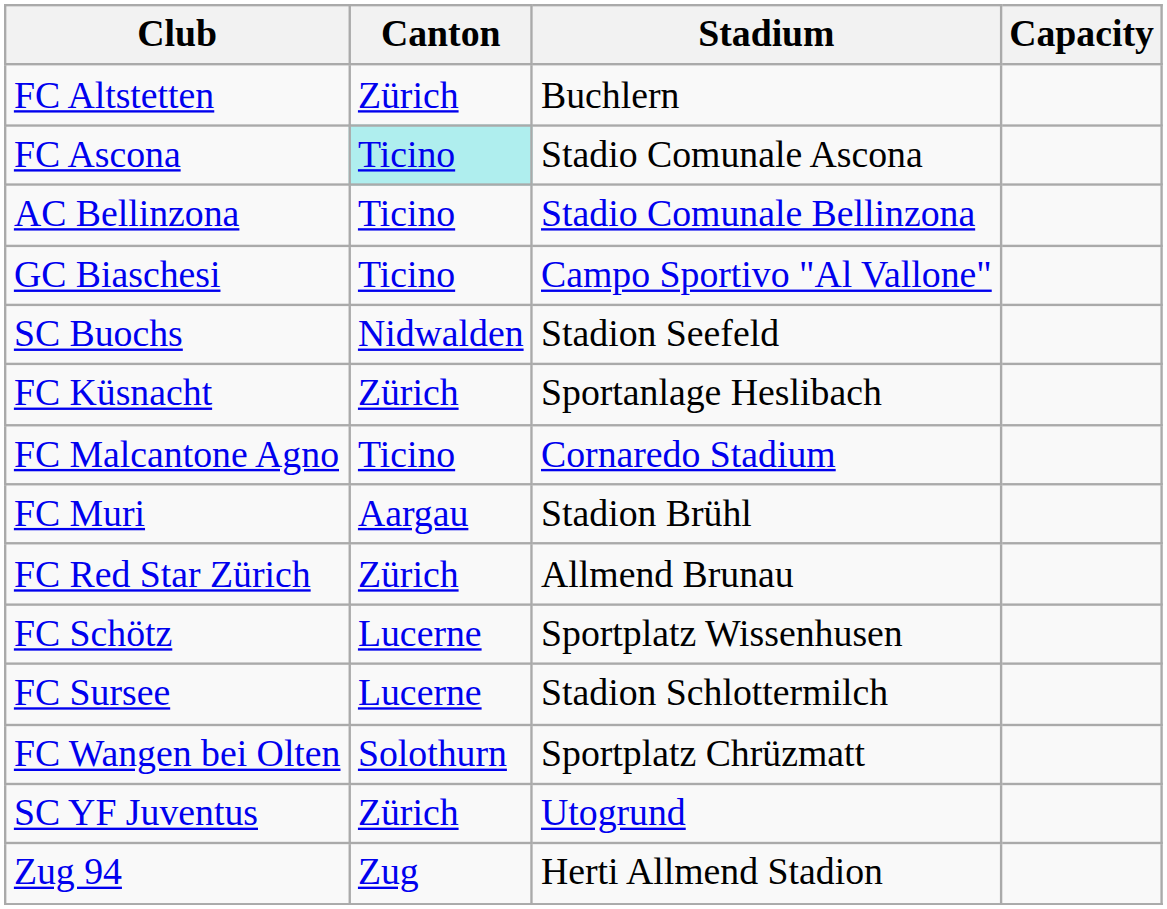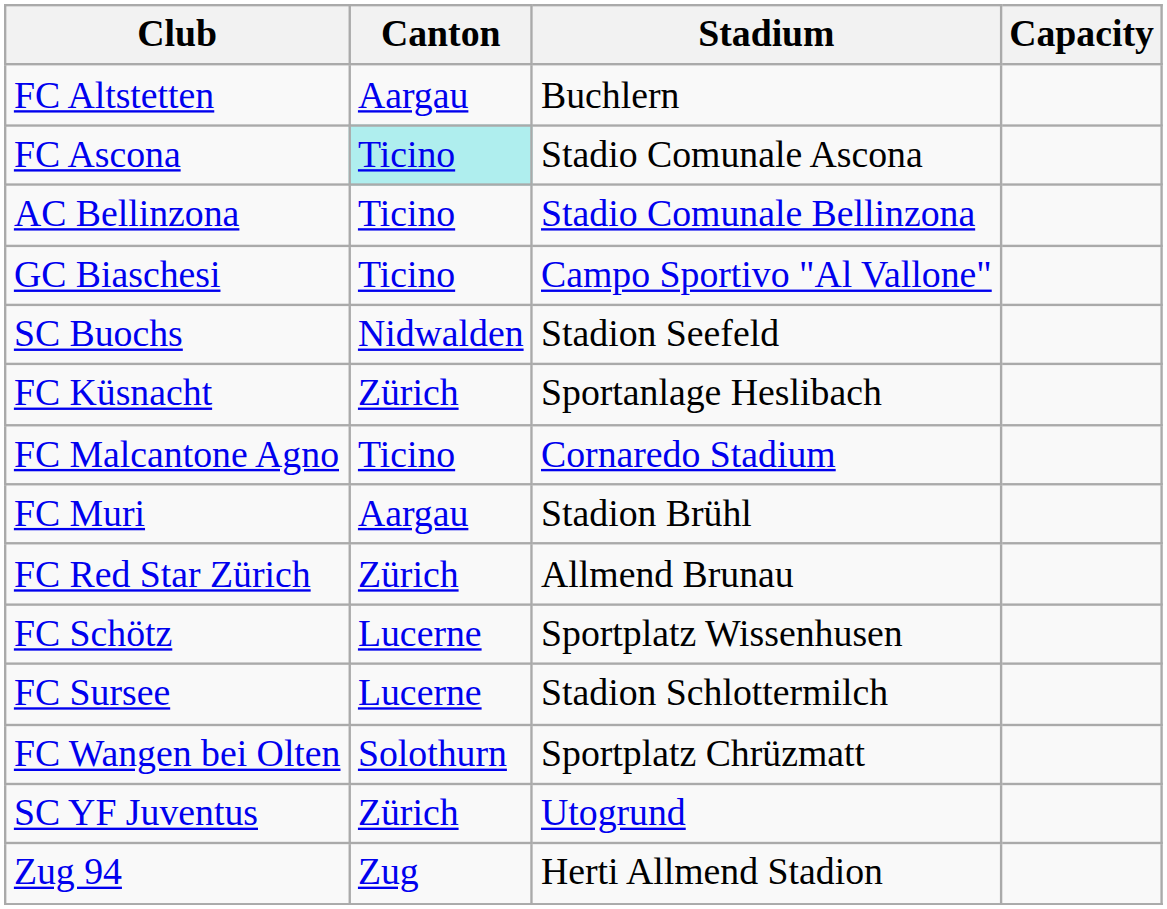(408, 94) Zürich -> (413, 94) Aargau
